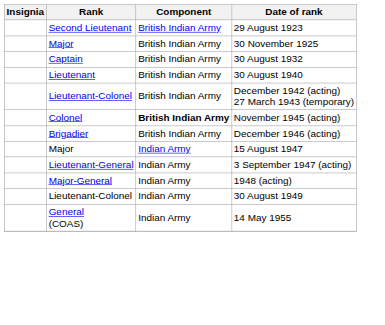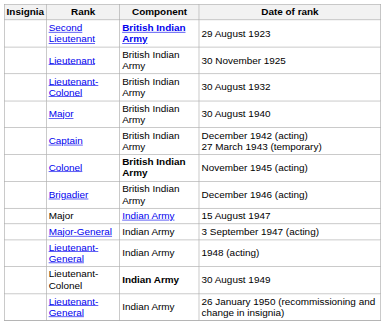(180, 28) normal -> (154, 33) bold
(61, 43) Major -> (72, 60) Lieutenant
(66, 59) Captain -> (73, 87) Lieutenant-Colonel
(72, 75) Lieutenant -> (61, 114) Major
(90, 96) Lieutenant-Colonel -> (66, 141) Captain
(91, 165) Lieutenant-General -> (80, 232) Major-General
(80, 180) Major-General -> (73, 253) Lieutenant-General
(164, 196) normal -> (151, 280) bold
+ row: (288, 307)
- row: (263, 217)
